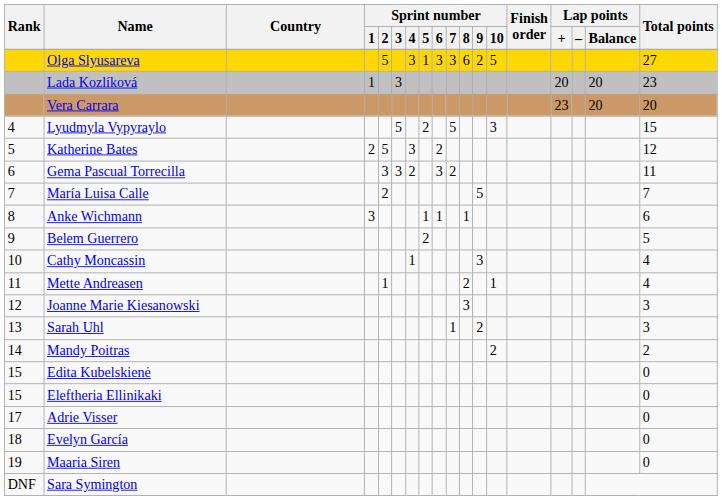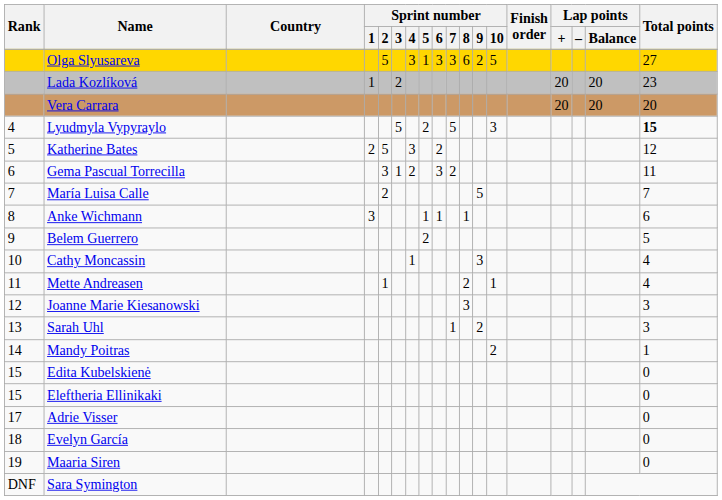(399, 82) 3 -> (399, 82) 2
(561, 104) 23 -> (561, 104) 20
(650, 127) normal -> (650, 127) bold
(399, 171) 3 -> (399, 171) 1
(646, 350) 2 -> (646, 350) 1
